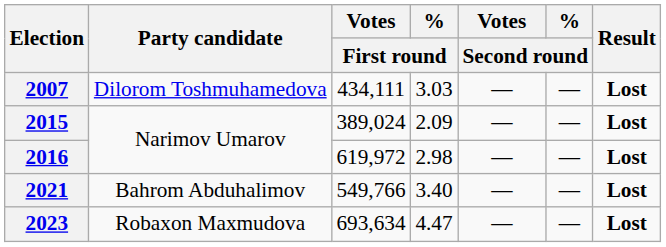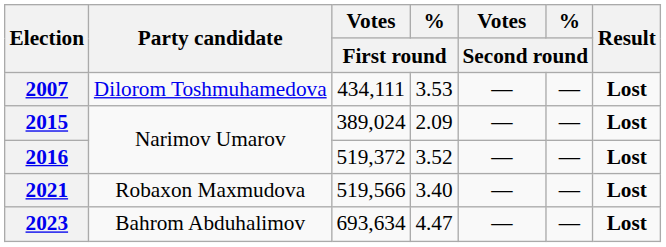(434, 88) 3.03 -> (434, 88) 3.53
(371, 156) 619,972 -> (371, 156) 519,372
(434, 156) 2.98 -> (434, 156) 3.52
(210, 190) Bahrom Abduhalimov -> (210, 190) Robaxon Maxmudova
(371, 190) 549,766 -> (371, 190) 519,566
(210, 223) Robaxon Maxmudova -> (210, 223) Bahrom Abduhalimov
